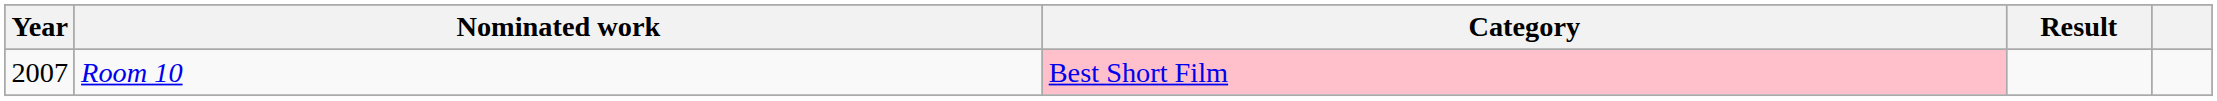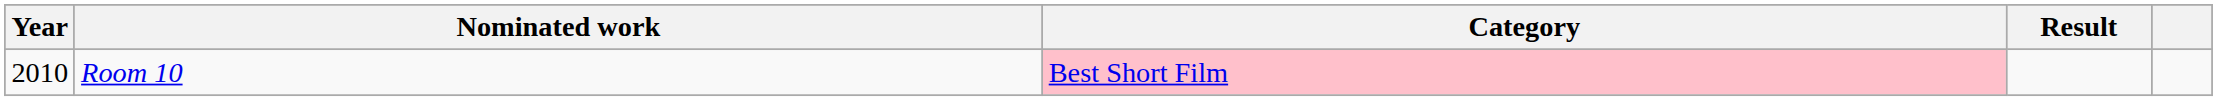(40, 71) 2007 -> (40, 71) 2010
